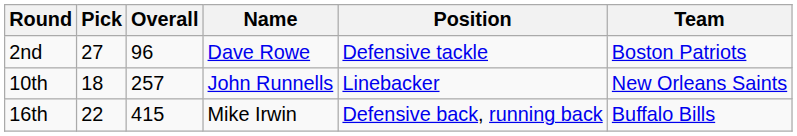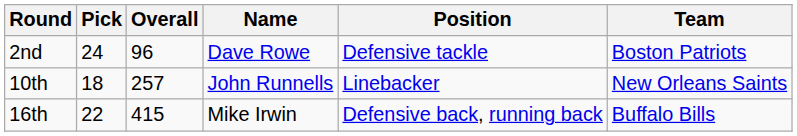(92, 51) 27 -> (92, 51) 24
